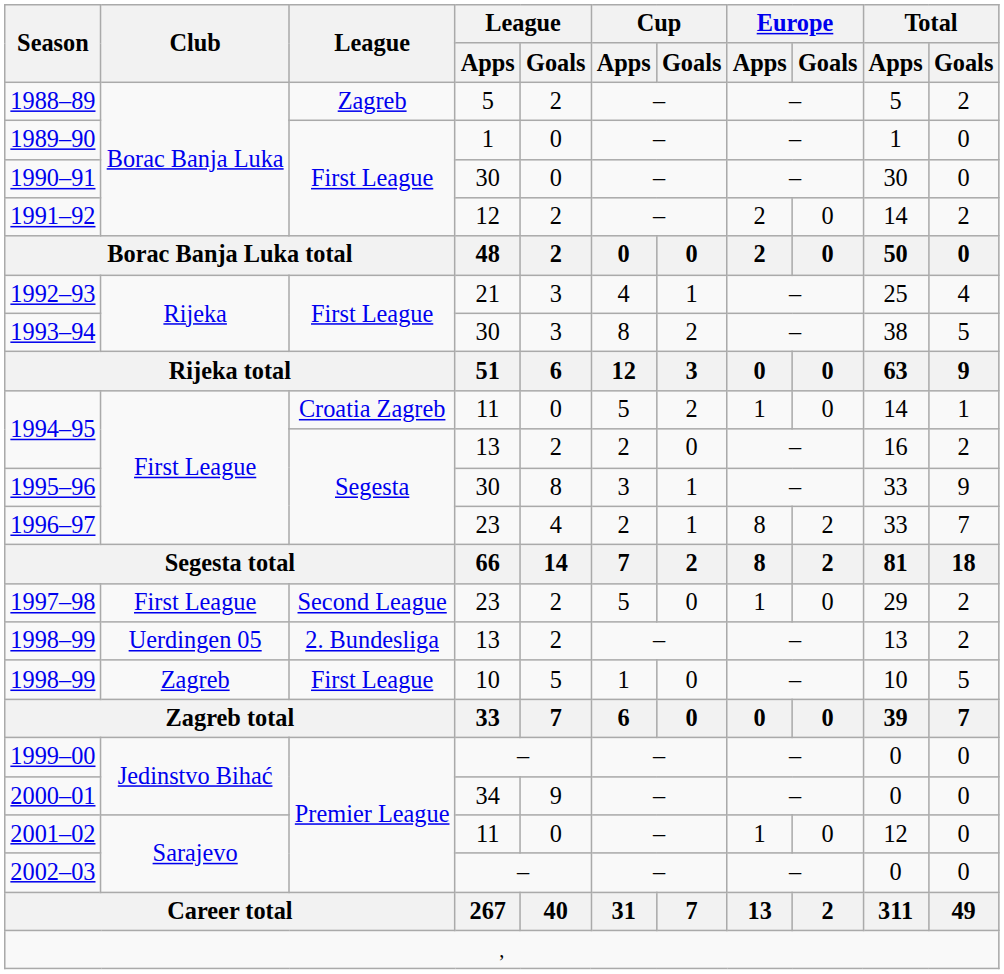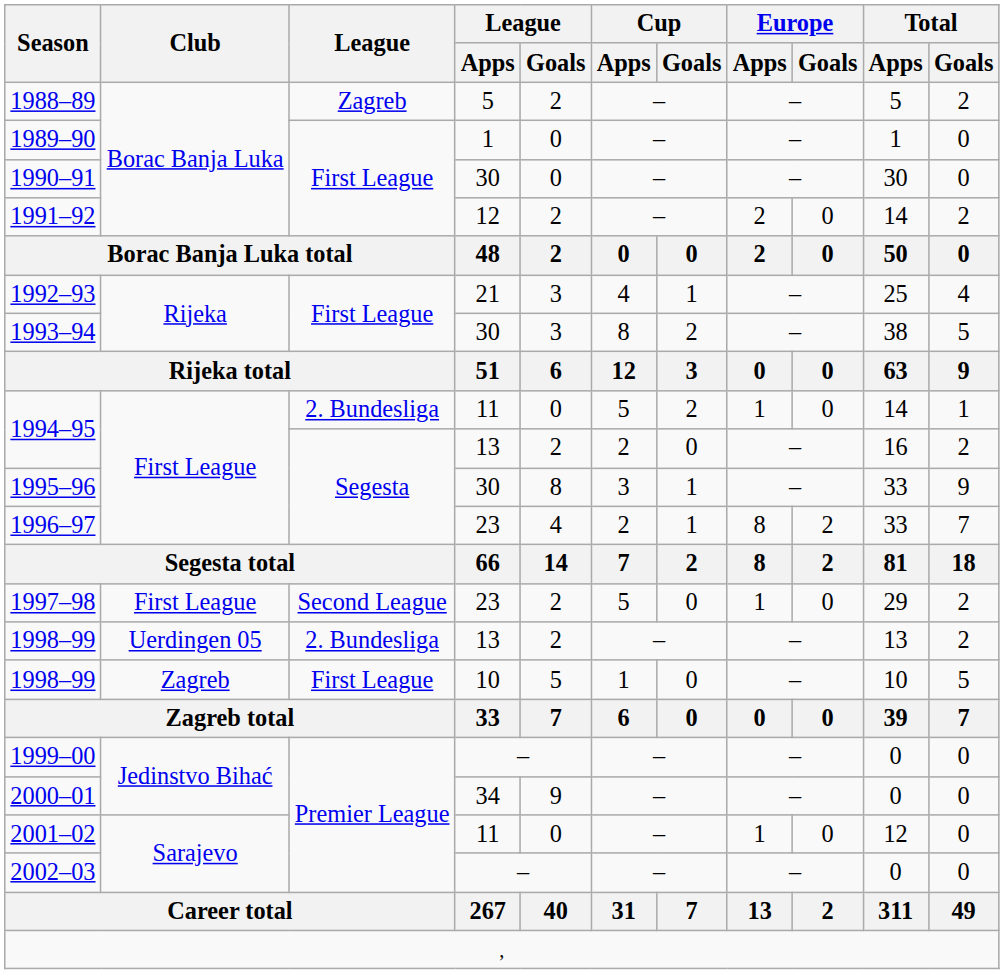(372, 409) Croatia Zagreb -> (372, 409) 2. Bundesliga
